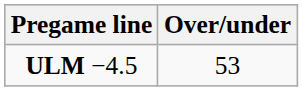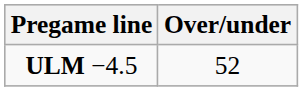(228, 65) 53 -> (228, 65) 52
